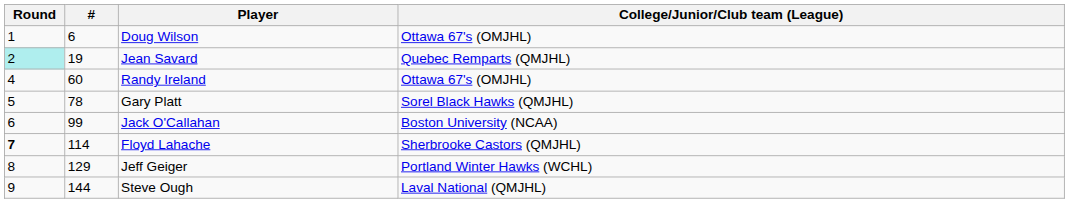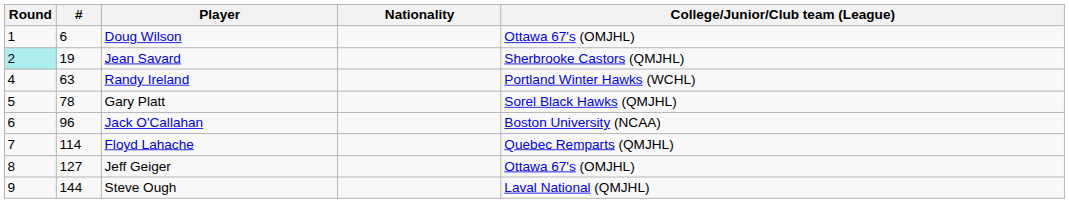+ column: (420, 15)
(486, 58) Quebec Remparts (QMJHL) -> (594, 58) Sherbrooke Castors (QMJHL)
(75, 79) 60 -> (67, 79) 63
(466, 79) Ottawa 67's (OMJHL) -> (600, 79) Portland Winter Hawks (WCHL)
(75, 123) 99 -> (67, 123) 96
(11, 144) bold -> (11, 144) normal
(491, 144) Sherbrooke Castors (QMJHL) -> (589, 144) Quebec Remparts (QMJHL)
(79, 166) 129 -> (71, 166) 127
(497, 166) Portland Winter Hawks (WCHL) -> (570, 166) Ottawa 67's (OMJHL)
